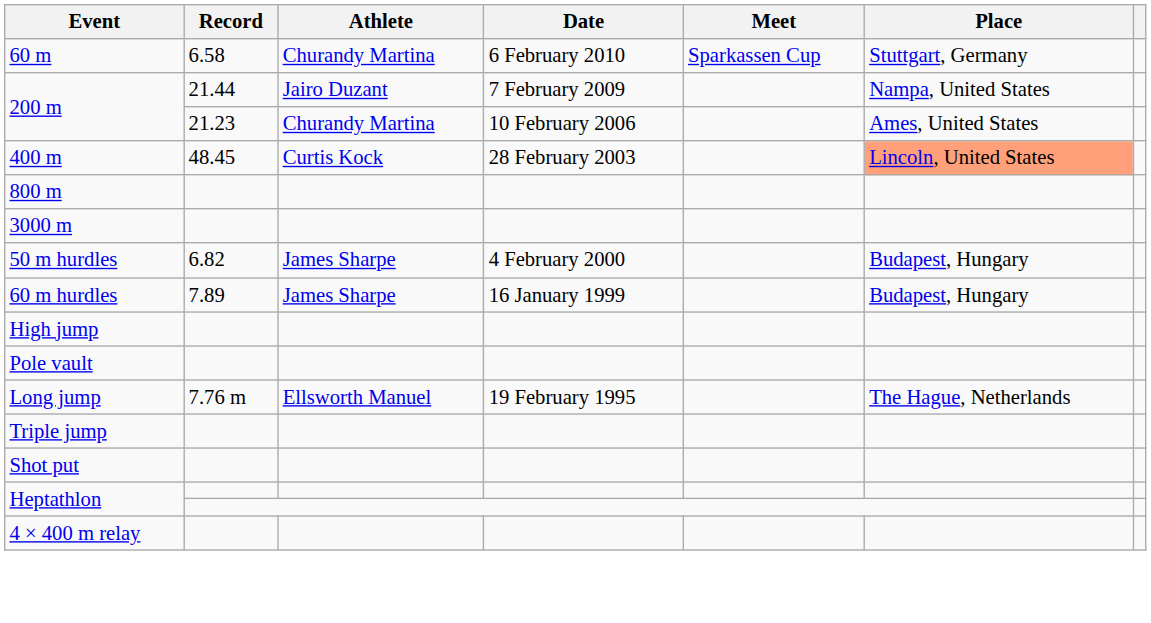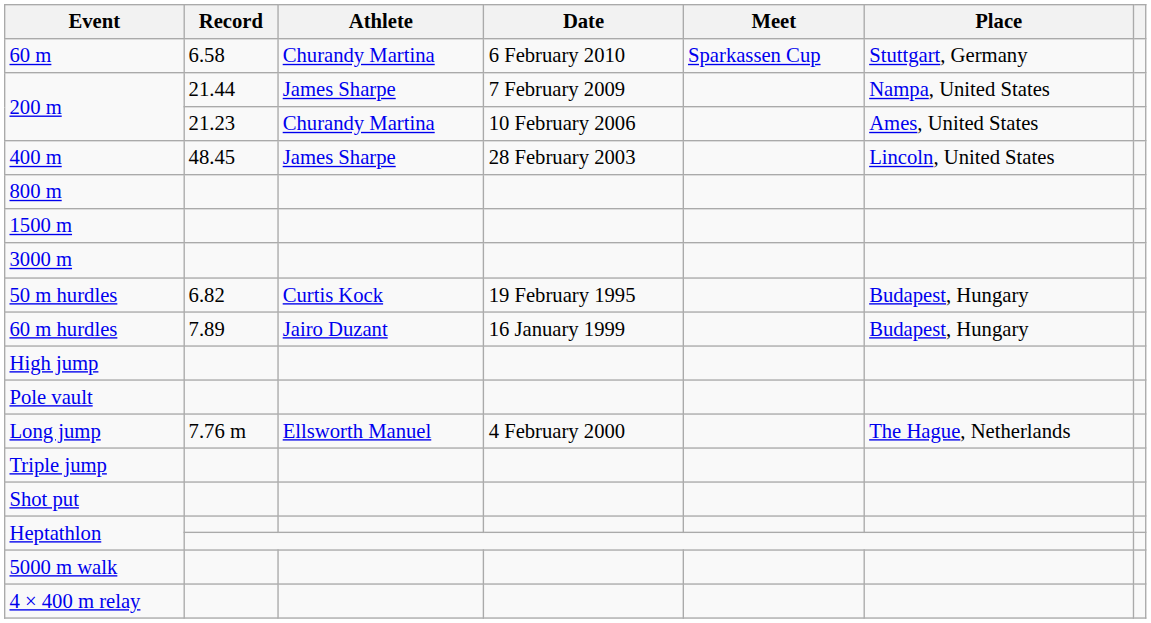(335, 89) Jairo Duzant -> (339, 89) James Sharpe
(333, 158) Curtis Kock -> (339, 158) James Sharpe
(962, 158) lightsalmon background -> (962, 158) no background
+ row: (41, 226)
(339, 260) James Sharpe -> (333, 294) Curtis Kock
(557, 260) 4 February 2000 -> (562, 294) 19 February 1995
(339, 294) James Sharpe -> (335, 328) Jairo Duzant
(562, 396) 19 February 1995 -> (557, 430) 4 February 2000
+ row: (63, 567)
